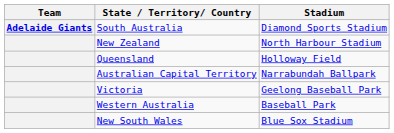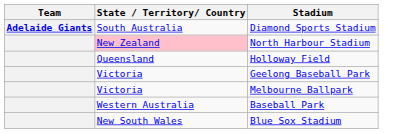(128, 43) no background -> (128, 43) pink background
- row: (318, 74)
+ row: (301, 89)
